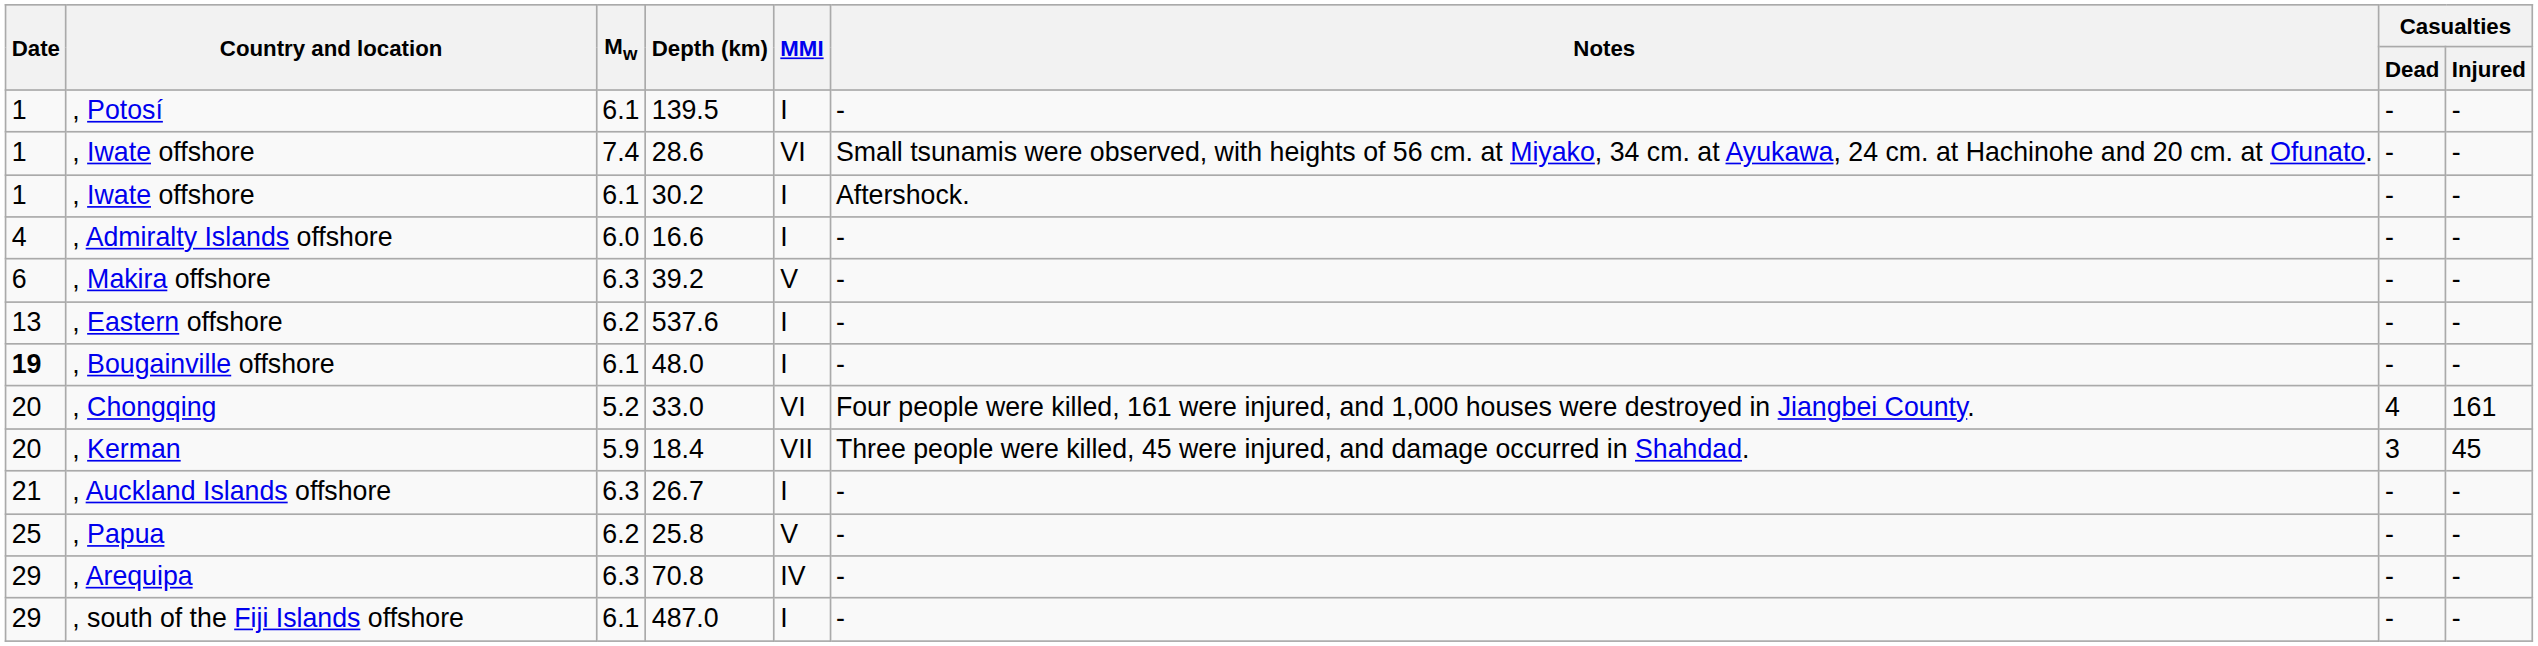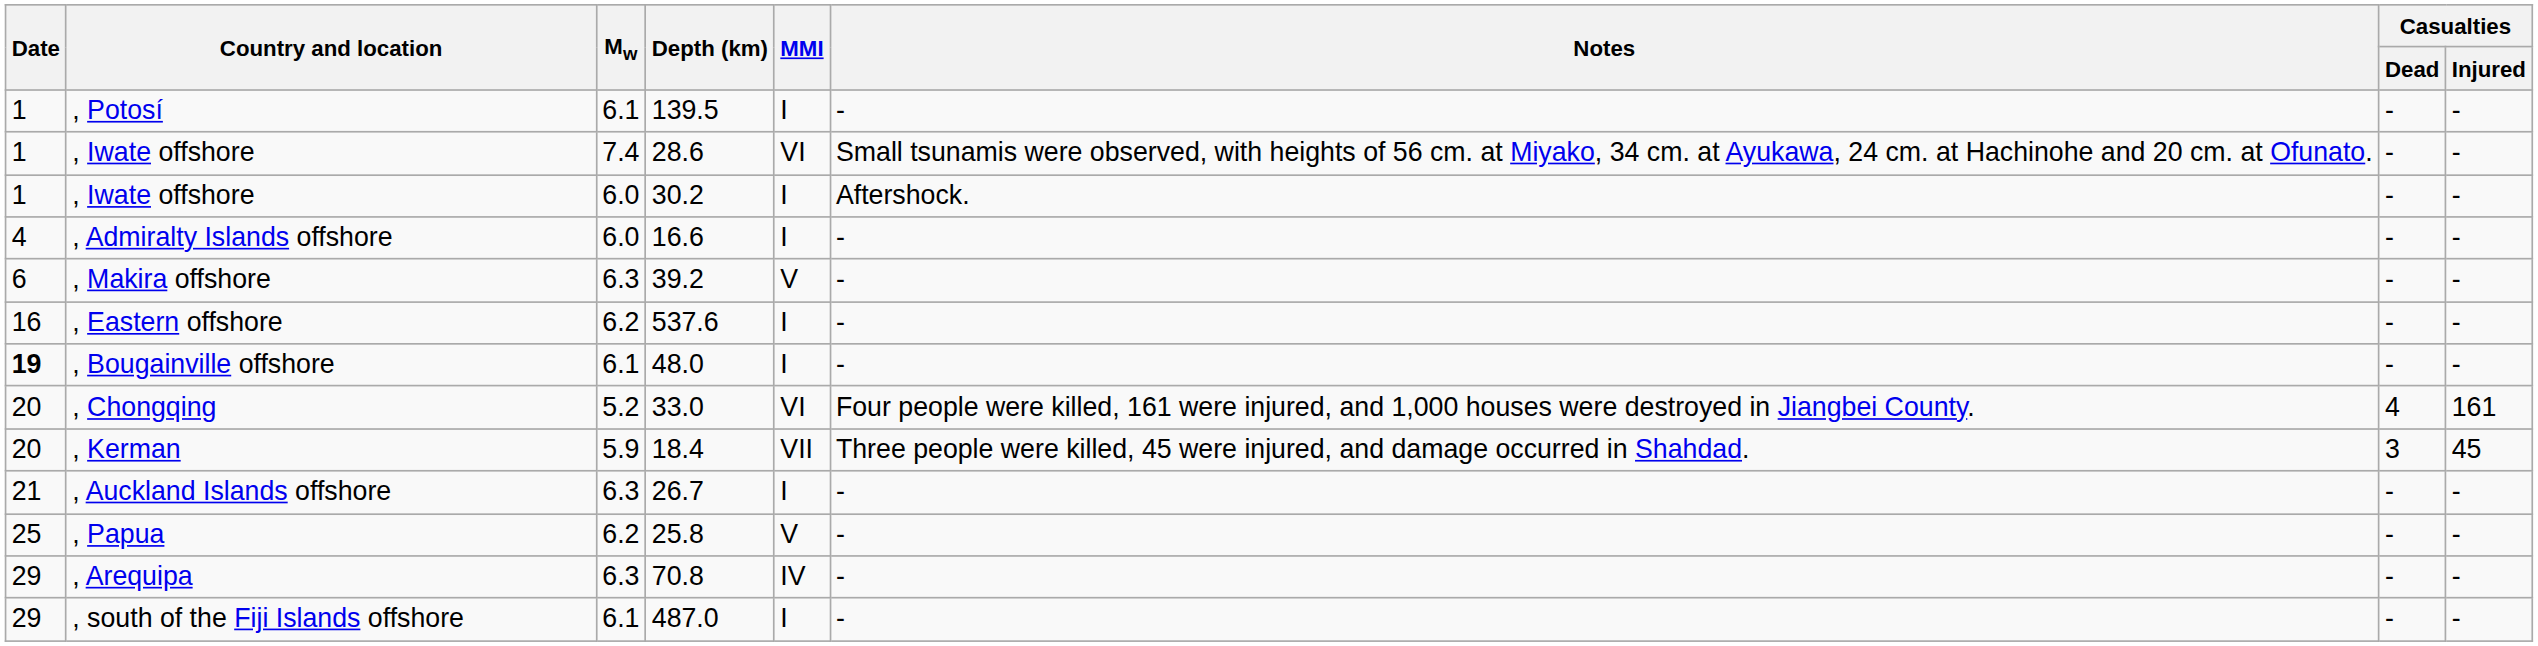(621, 195) 6.1 -> (621, 195) 6.0
(27, 322) 13 -> (27, 322) 16
